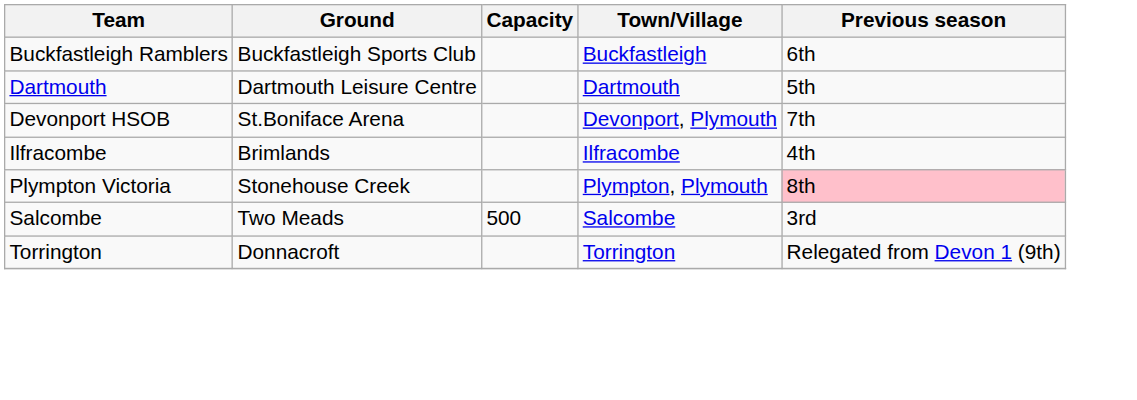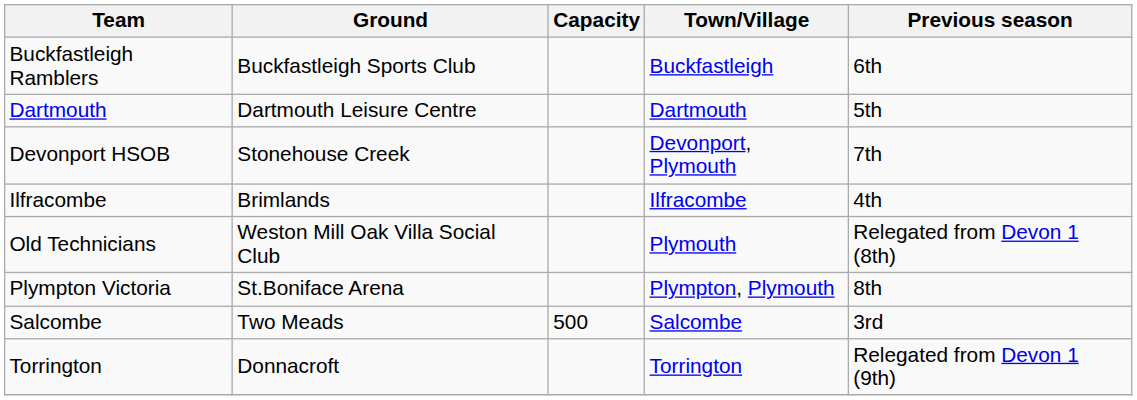(321, 119) St.Boniface Arena -> (323, 155) Stonehouse Creek
+ row: (83, 244)
(324, 185) Stonehouse Creek -> (321, 289) St.Boniface Arena
(801, 185) pink background -> (868, 289) no background
